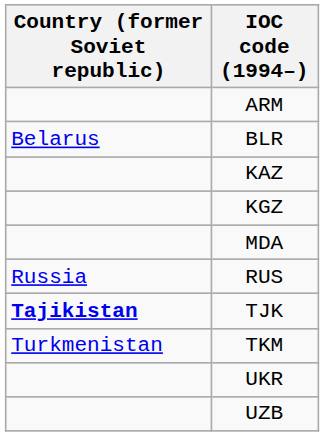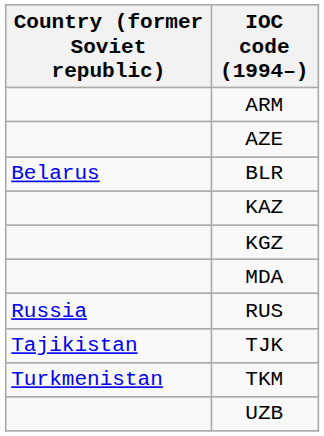+ row: (264, 139)
(74, 311) bold -> (74, 345) normal
- row: (264, 379)
